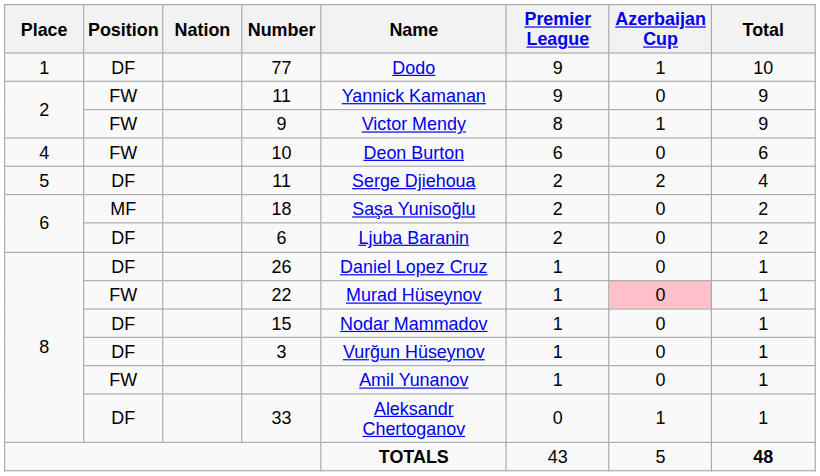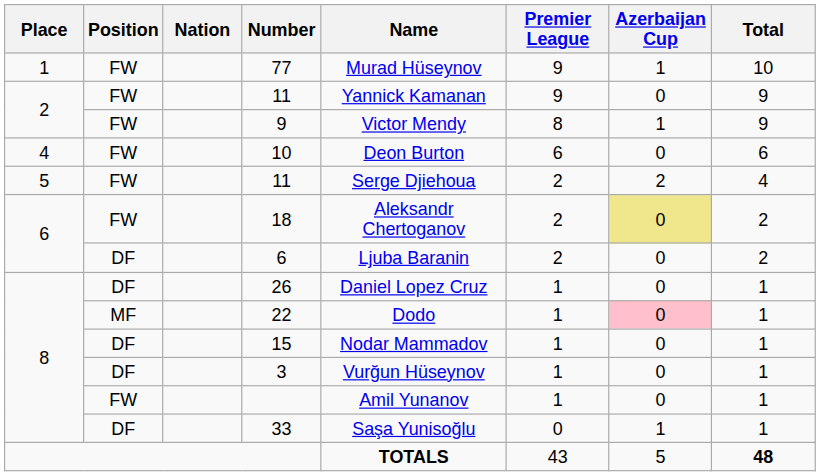(123, 67) DF -> (123, 67) FW
(414, 67) Dodo -> (414, 67) Murad Hüseynov
(123, 181) DF -> (123, 181) FW
(123, 209) MF -> (123, 219) FW
(414, 209) Saşa Yunisoğlu -> (414, 219) Aleksandr Chertoganov
(661, 209) no background -> (661, 219) khaki background
(123, 295) FW -> (123, 315) MF
(414, 295) Murad Hüseynov -> (414, 315) Dodo
(414, 418) Aleksandr Chertoganov -> (414, 428) Saşa Yunisoğlu
